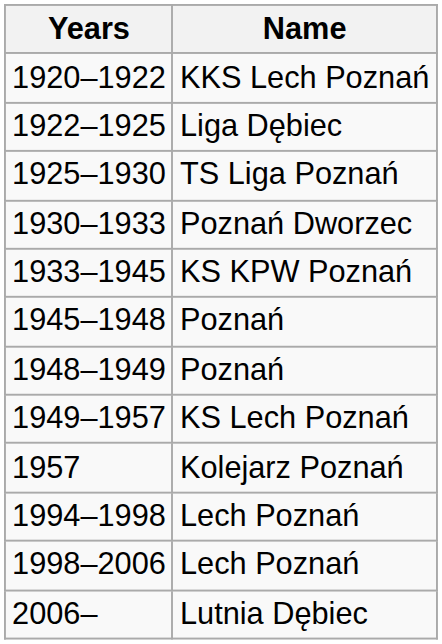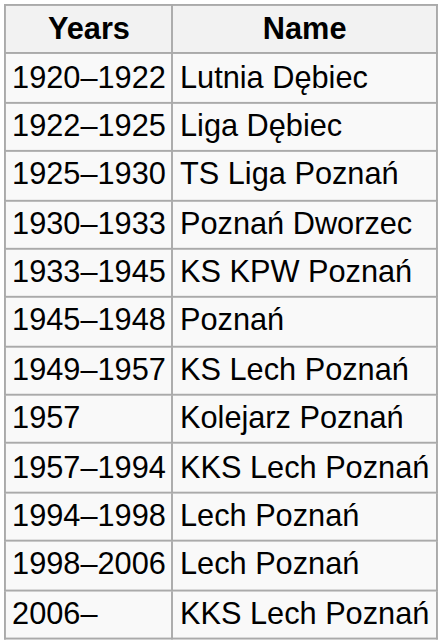(305, 77) KKS Lech Poznań -> (274, 77) Lutnia Dębiec
- row: (89, 369)
+ row: (89, 467)
(274, 613) Lutnia Dębiec -> (305, 613) KKS Lech Poznań
